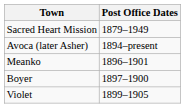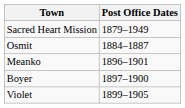+ row: (19, 45)
- row: (47, 45)
